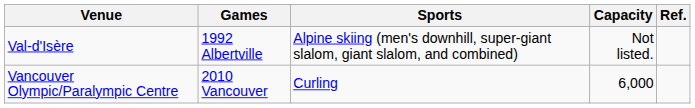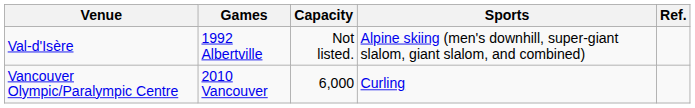columns swapped: (440, 15) <-> (623, 15)
